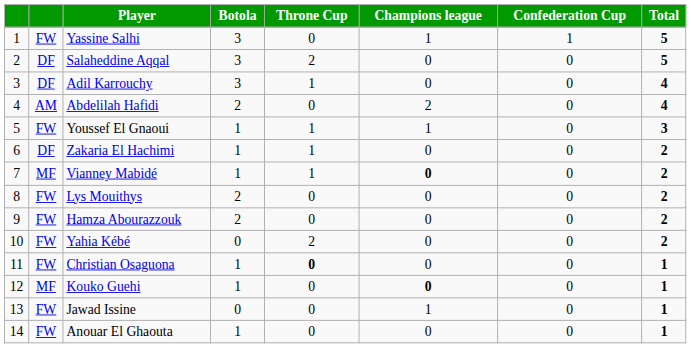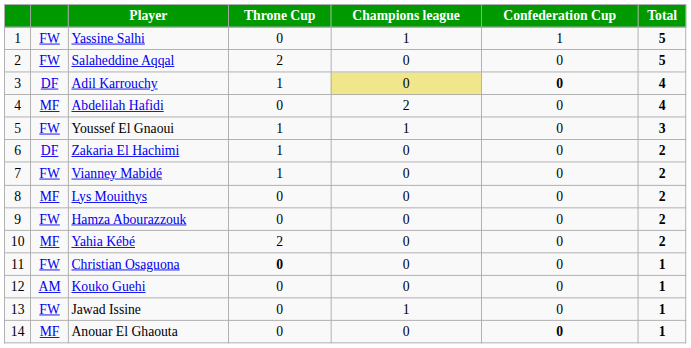- column: (238, 15)
(46, 61) DF -> (50, 61) FW
(428, 83) no background -> (406, 83) khaki background
(570, 83) normal -> (560, 83) bold
(46, 106) AM -> (50, 106) MF
(46, 173) MF -> (50, 173) FW
(428, 173) bold -> (406, 173) normal
(46, 196) FW -> (50, 196) MF
(46, 241) FW -> (50, 241) MF
(46, 286) MF -> (50, 286) AM
(428, 286) bold -> (406, 286) normal
(46, 331) FW -> (50, 331) MF
(570, 331) normal -> (560, 331) bold
